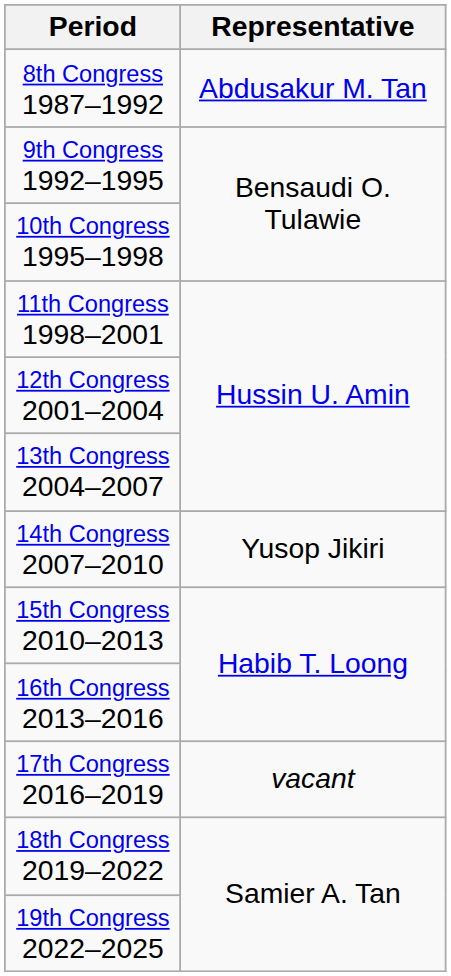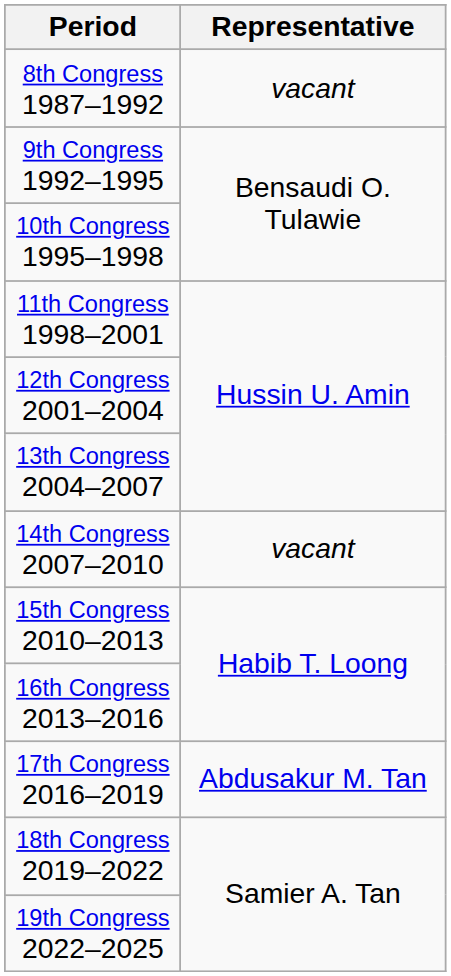(313, 87) Abdusakur M. Tan -> (313, 87) vacant
(313, 548) Yusop Jikiri -> (313, 548) vacant
(313, 778) vacant -> (313, 778) Abdusakur M. Tan
